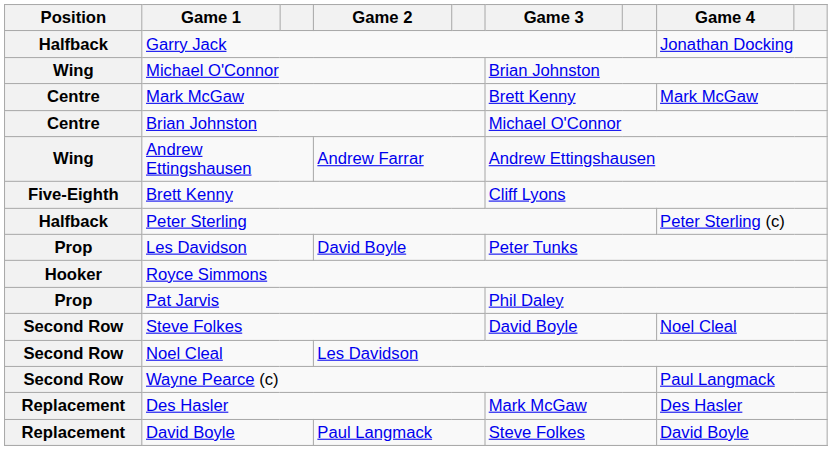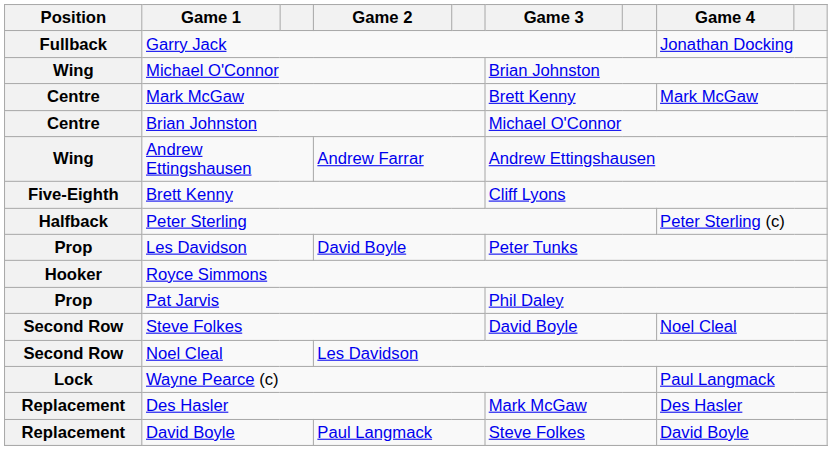(73, 44) Halfback -> (73, 44) Fullback
(73, 379) Second Row -> (73, 379) Lock
